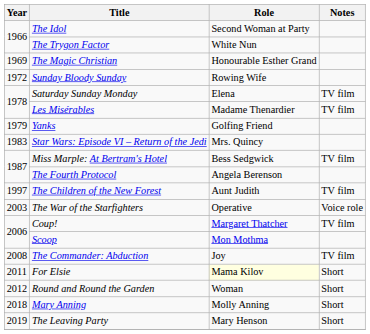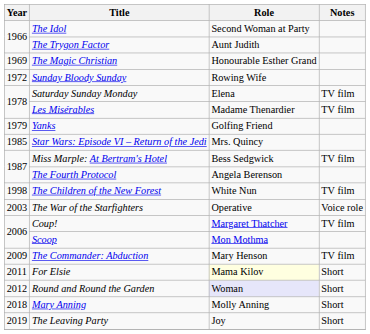(234, 45) White Nun -> (235, 45) Aunt Judith
(17, 142) 1983 -> (17, 142) 1985
(17, 191) 1997 -> (17, 191) 1998
(235, 191) Aunt Judith -> (234, 191) White Nun
(17, 256) 2008 -> (17, 256) 2009
(219, 256) Joy -> (239, 256) Mary Henson
(227, 288) no background -> (227, 288) lavender background
(239, 321) Mary Henson -> (219, 321) Joy
